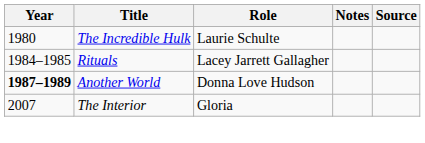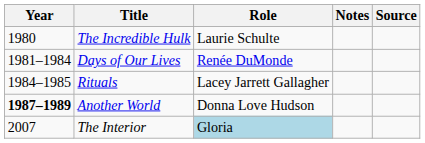+ row: (129, 60)
(215, 104) no background -> (215, 127) lightblue background
